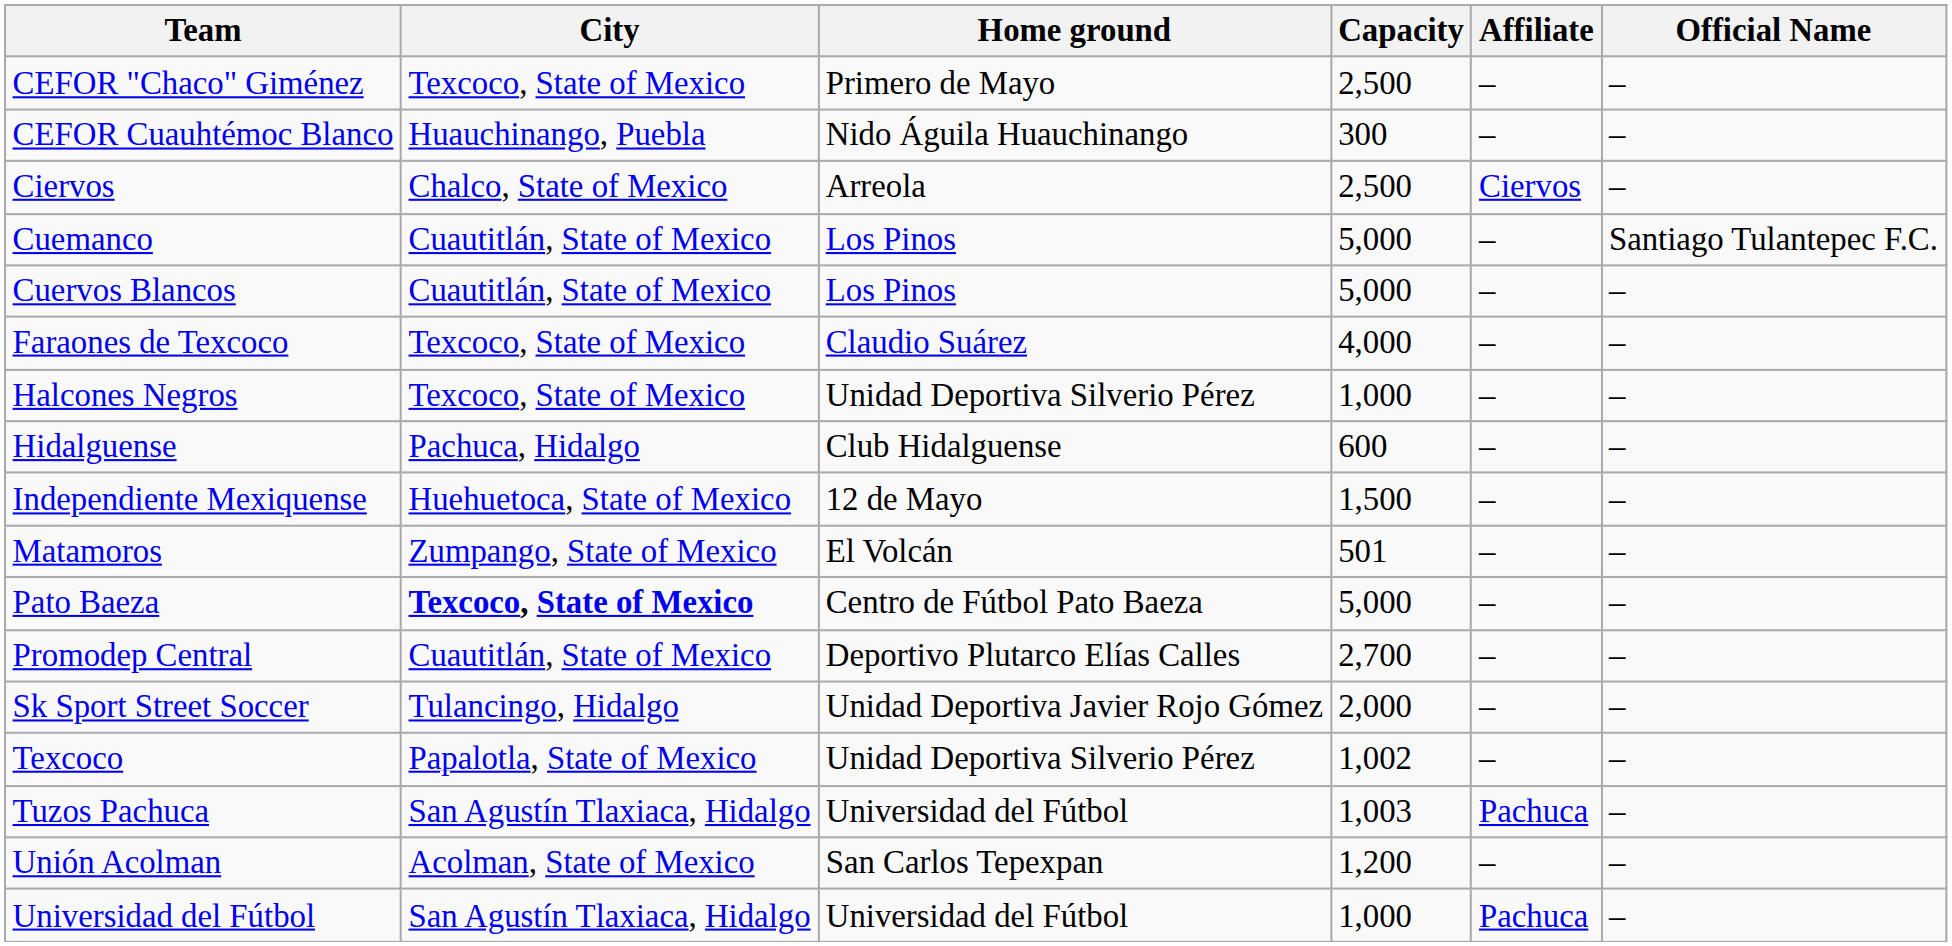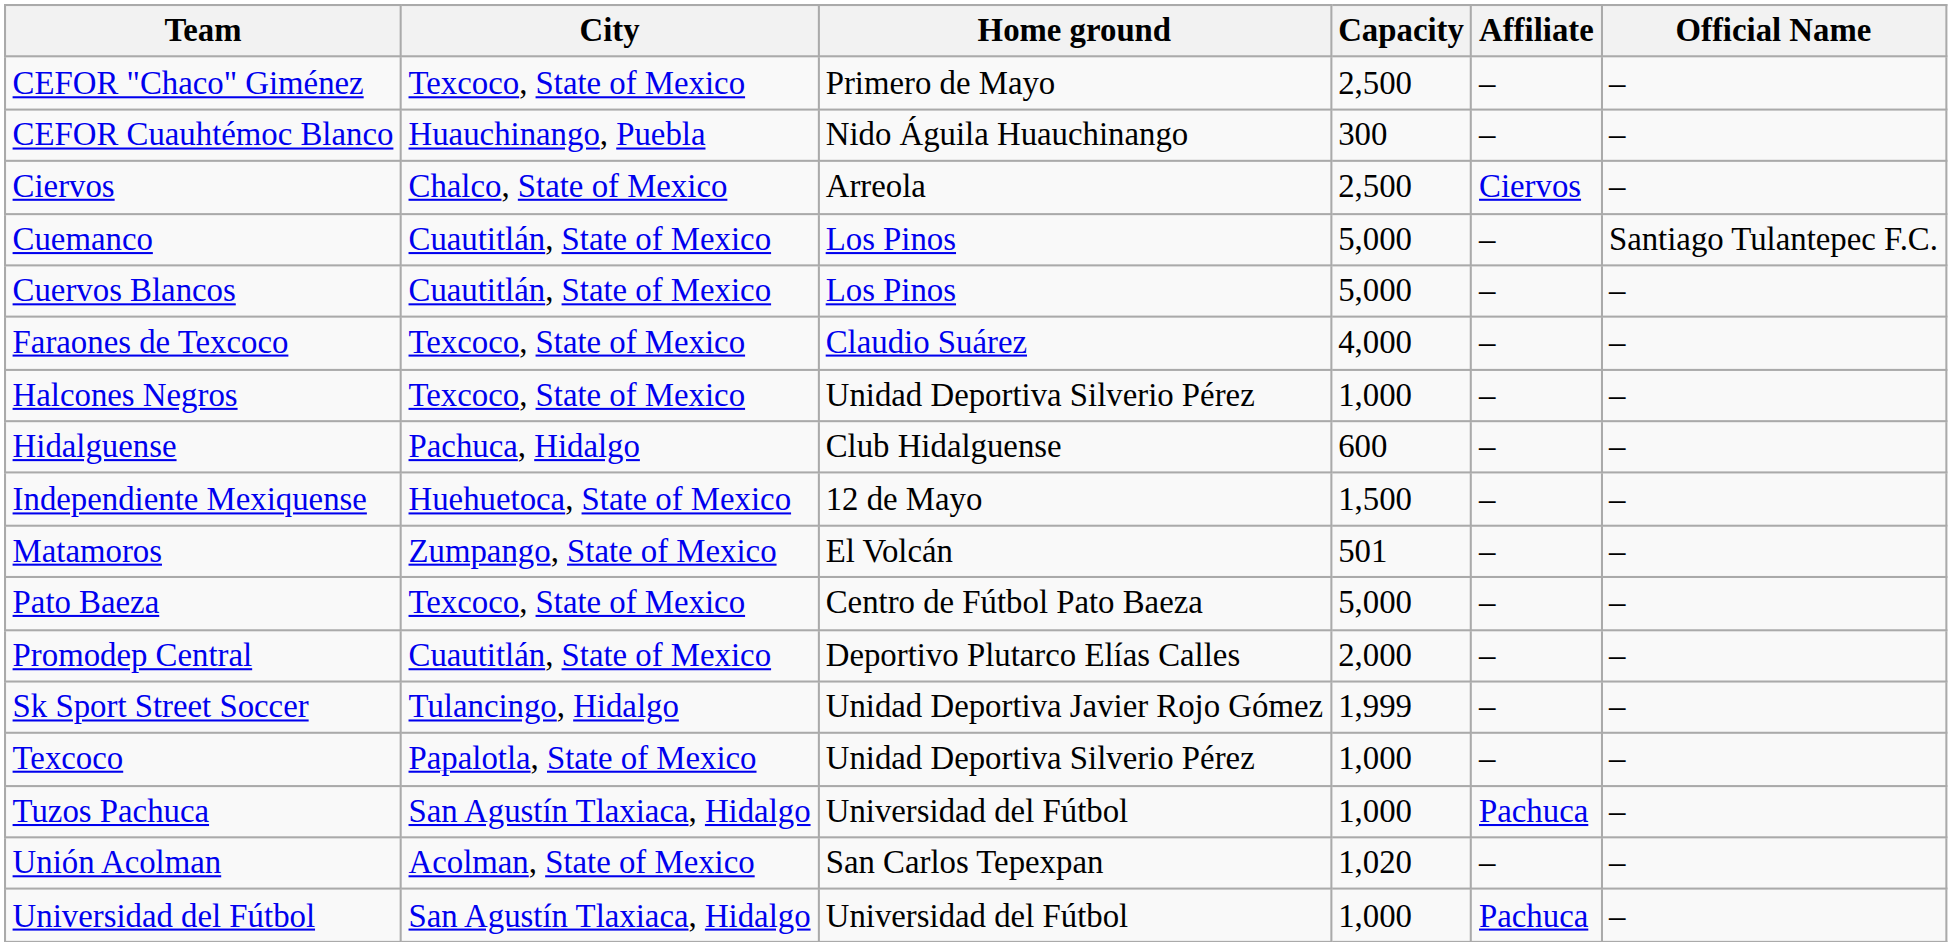(581, 602) bold -> (577, 602) normal
(1375, 654) 2,700 -> (1375, 654) 2,000
(1375, 706) 2,000 -> (1375, 706) 1,999
(1375, 758) 1,002 -> (1375, 758) 1,000
(1375, 810) 1,003 -> (1375, 810) 1,000
(1375, 862) 1,200 -> (1375, 862) 1,020
